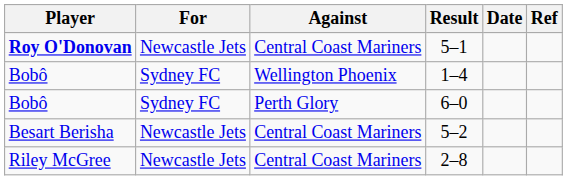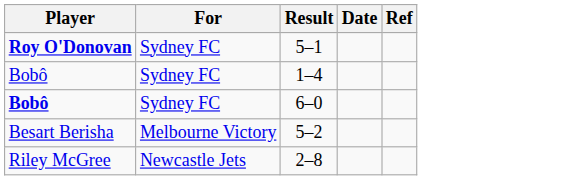- column: (338, 18)
(193, 47) Newcastle Jets -> (180, 47) Sydney FC
(28, 103) normal -> (29, 103) bold
(193, 132) Newcastle Jets -> (208, 132) Melbourne Victory
